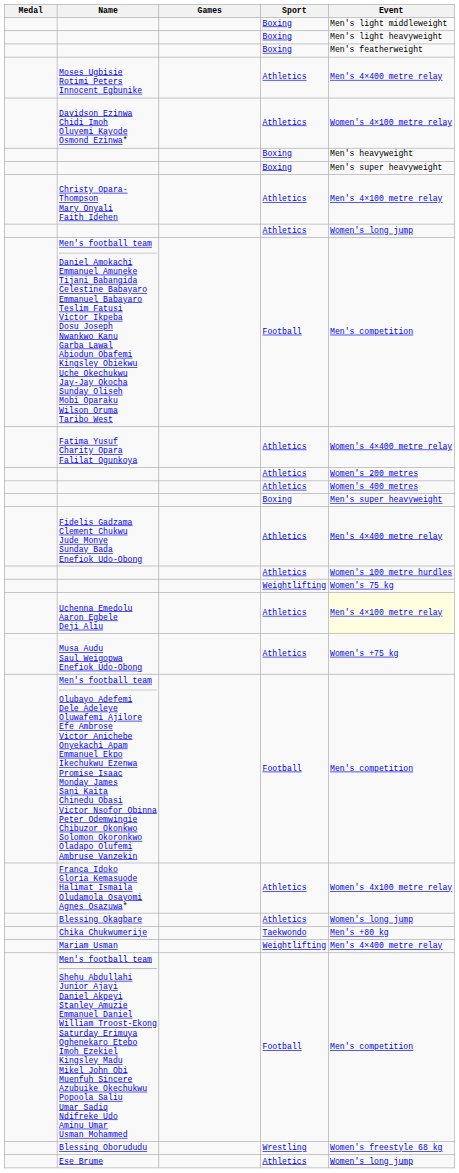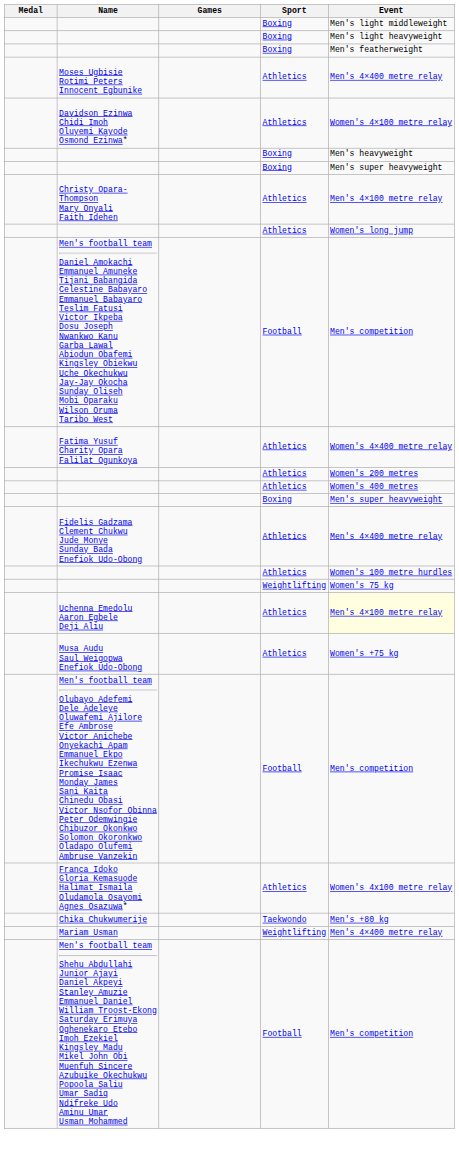- row: (101, 920)
- row: (103, 1149)
- row: (81, 1162)
